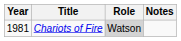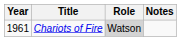(18, 28) 1981 -> (18, 28) 1961
